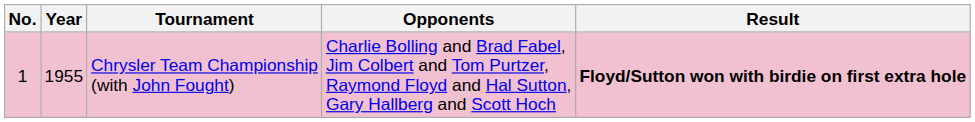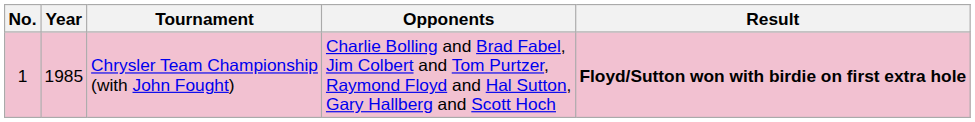(64, 75) 1955 -> (64, 75) 1985
